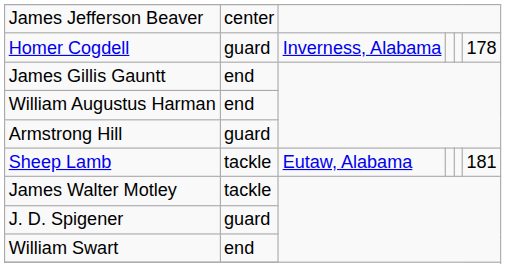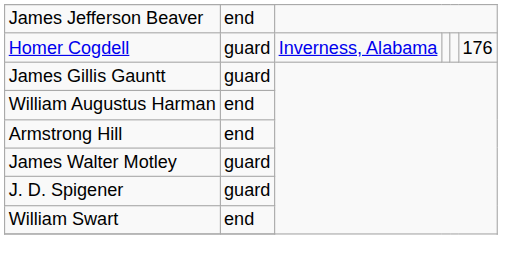(249, 18) center -> (239, 18) end
(482, 47) 178 -> (478, 47) 176
(239, 76) end -> (247, 76) guard
(247, 133) guard -> (239, 133) end
- row: (60, 162)
(248, 190) tackle -> (247, 162) guard
